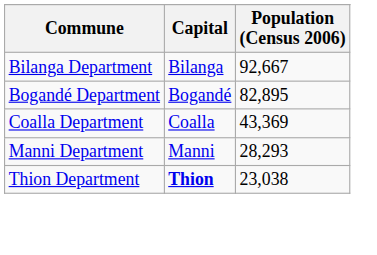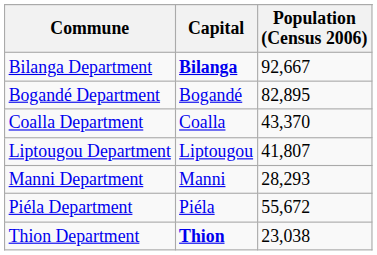(196, 66) normal -> (208, 66) bold
(264, 123) 43,369 -> (286, 123) 43,370
+ row: (90, 151)
+ row: (71, 207)
